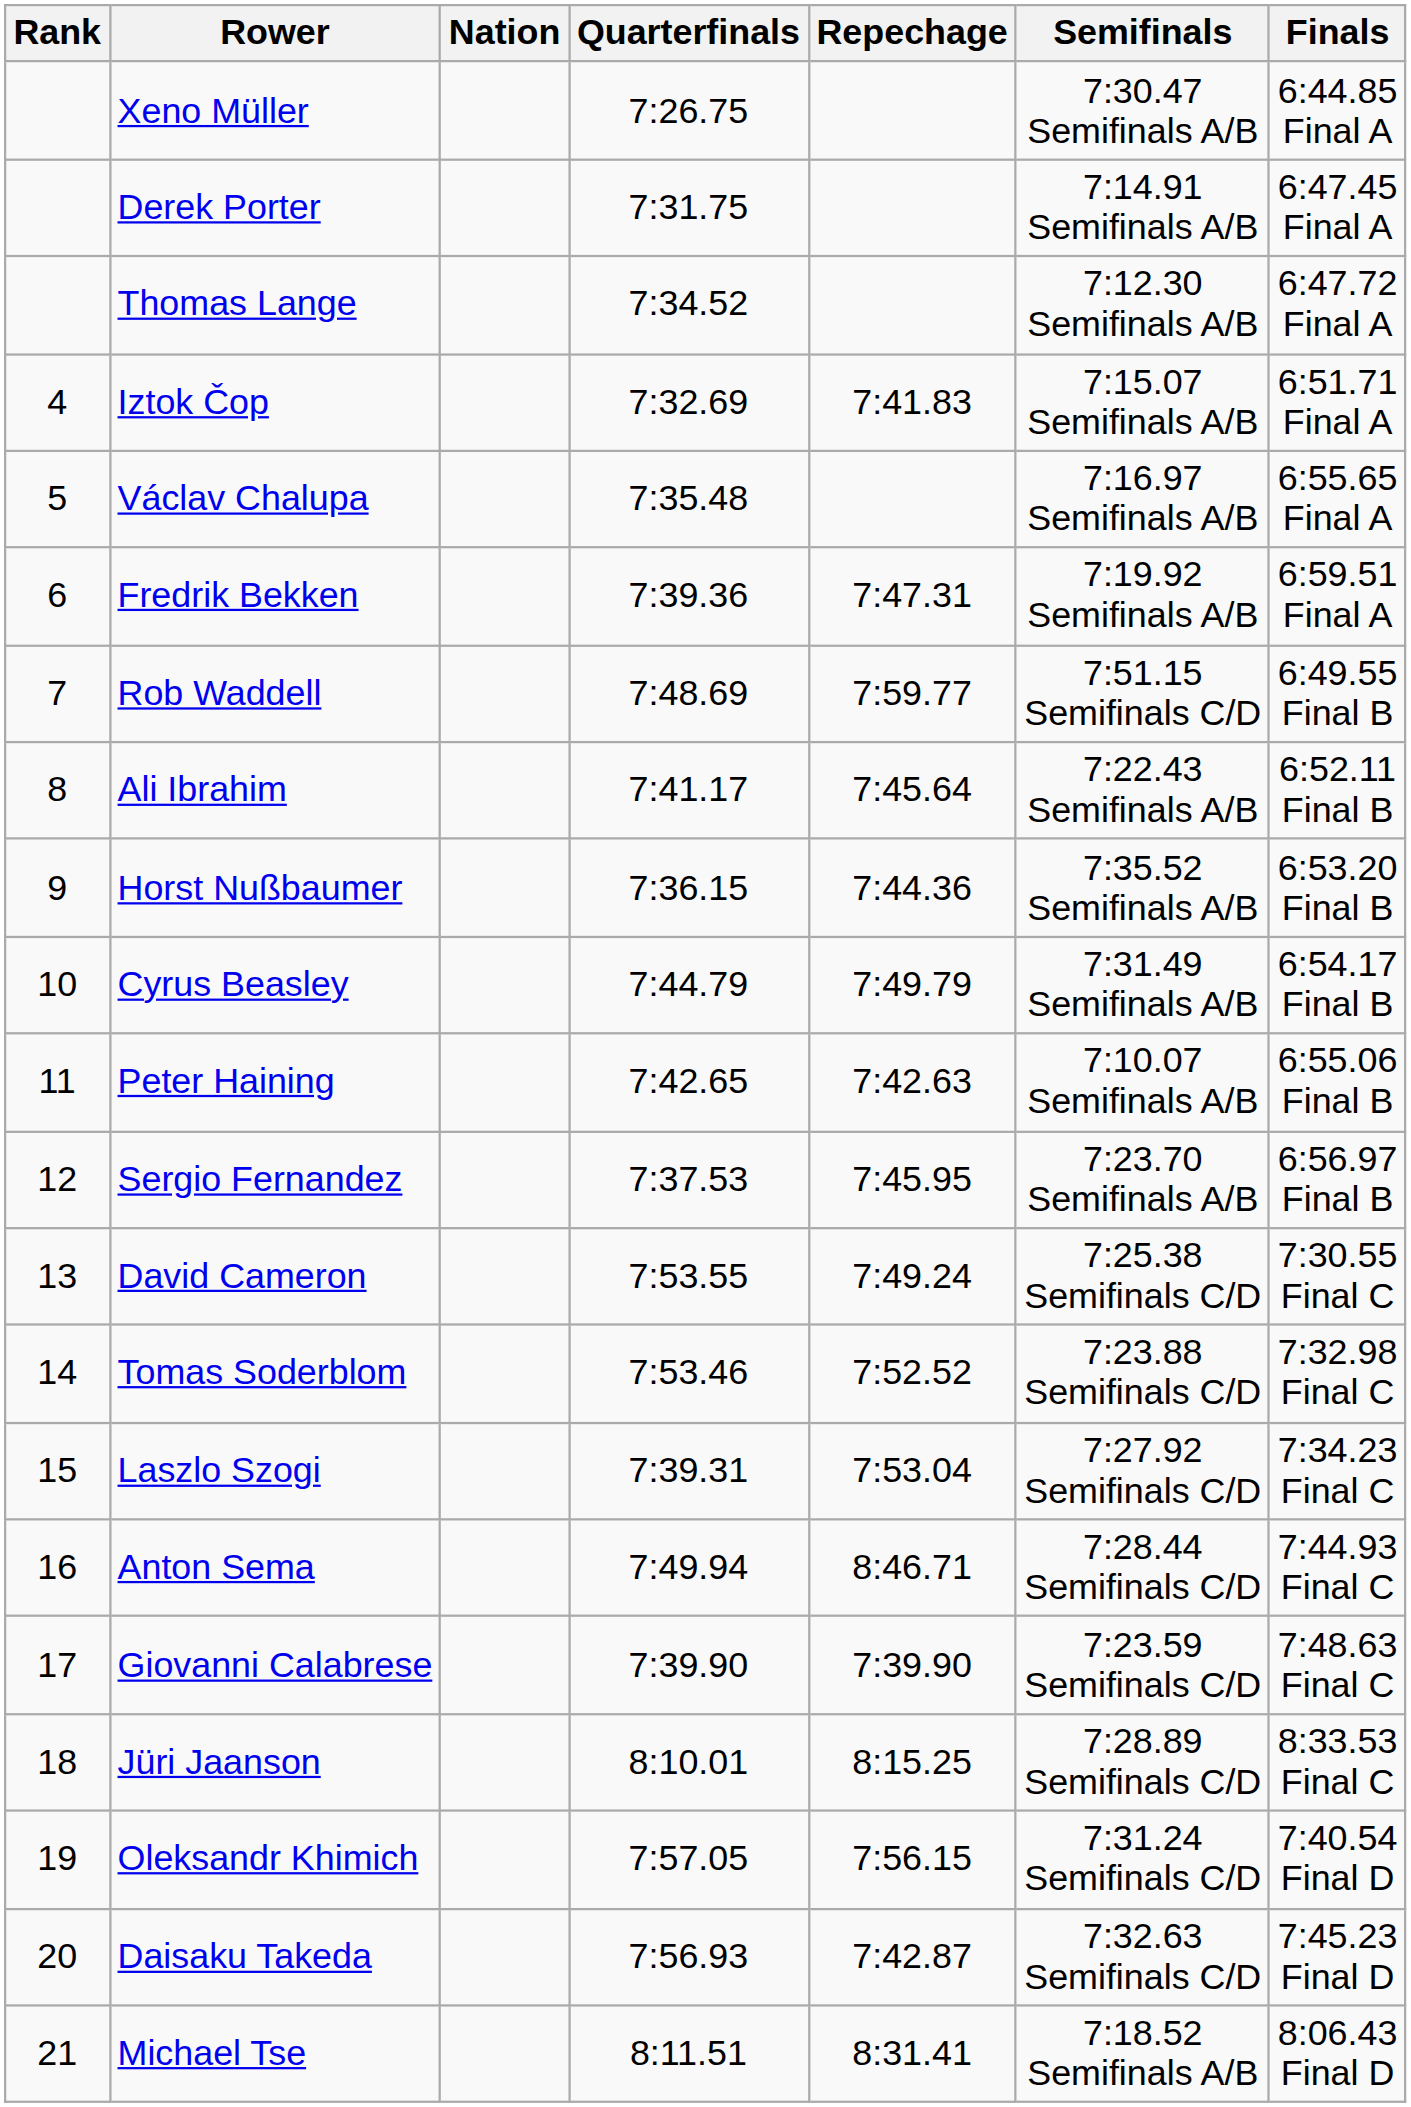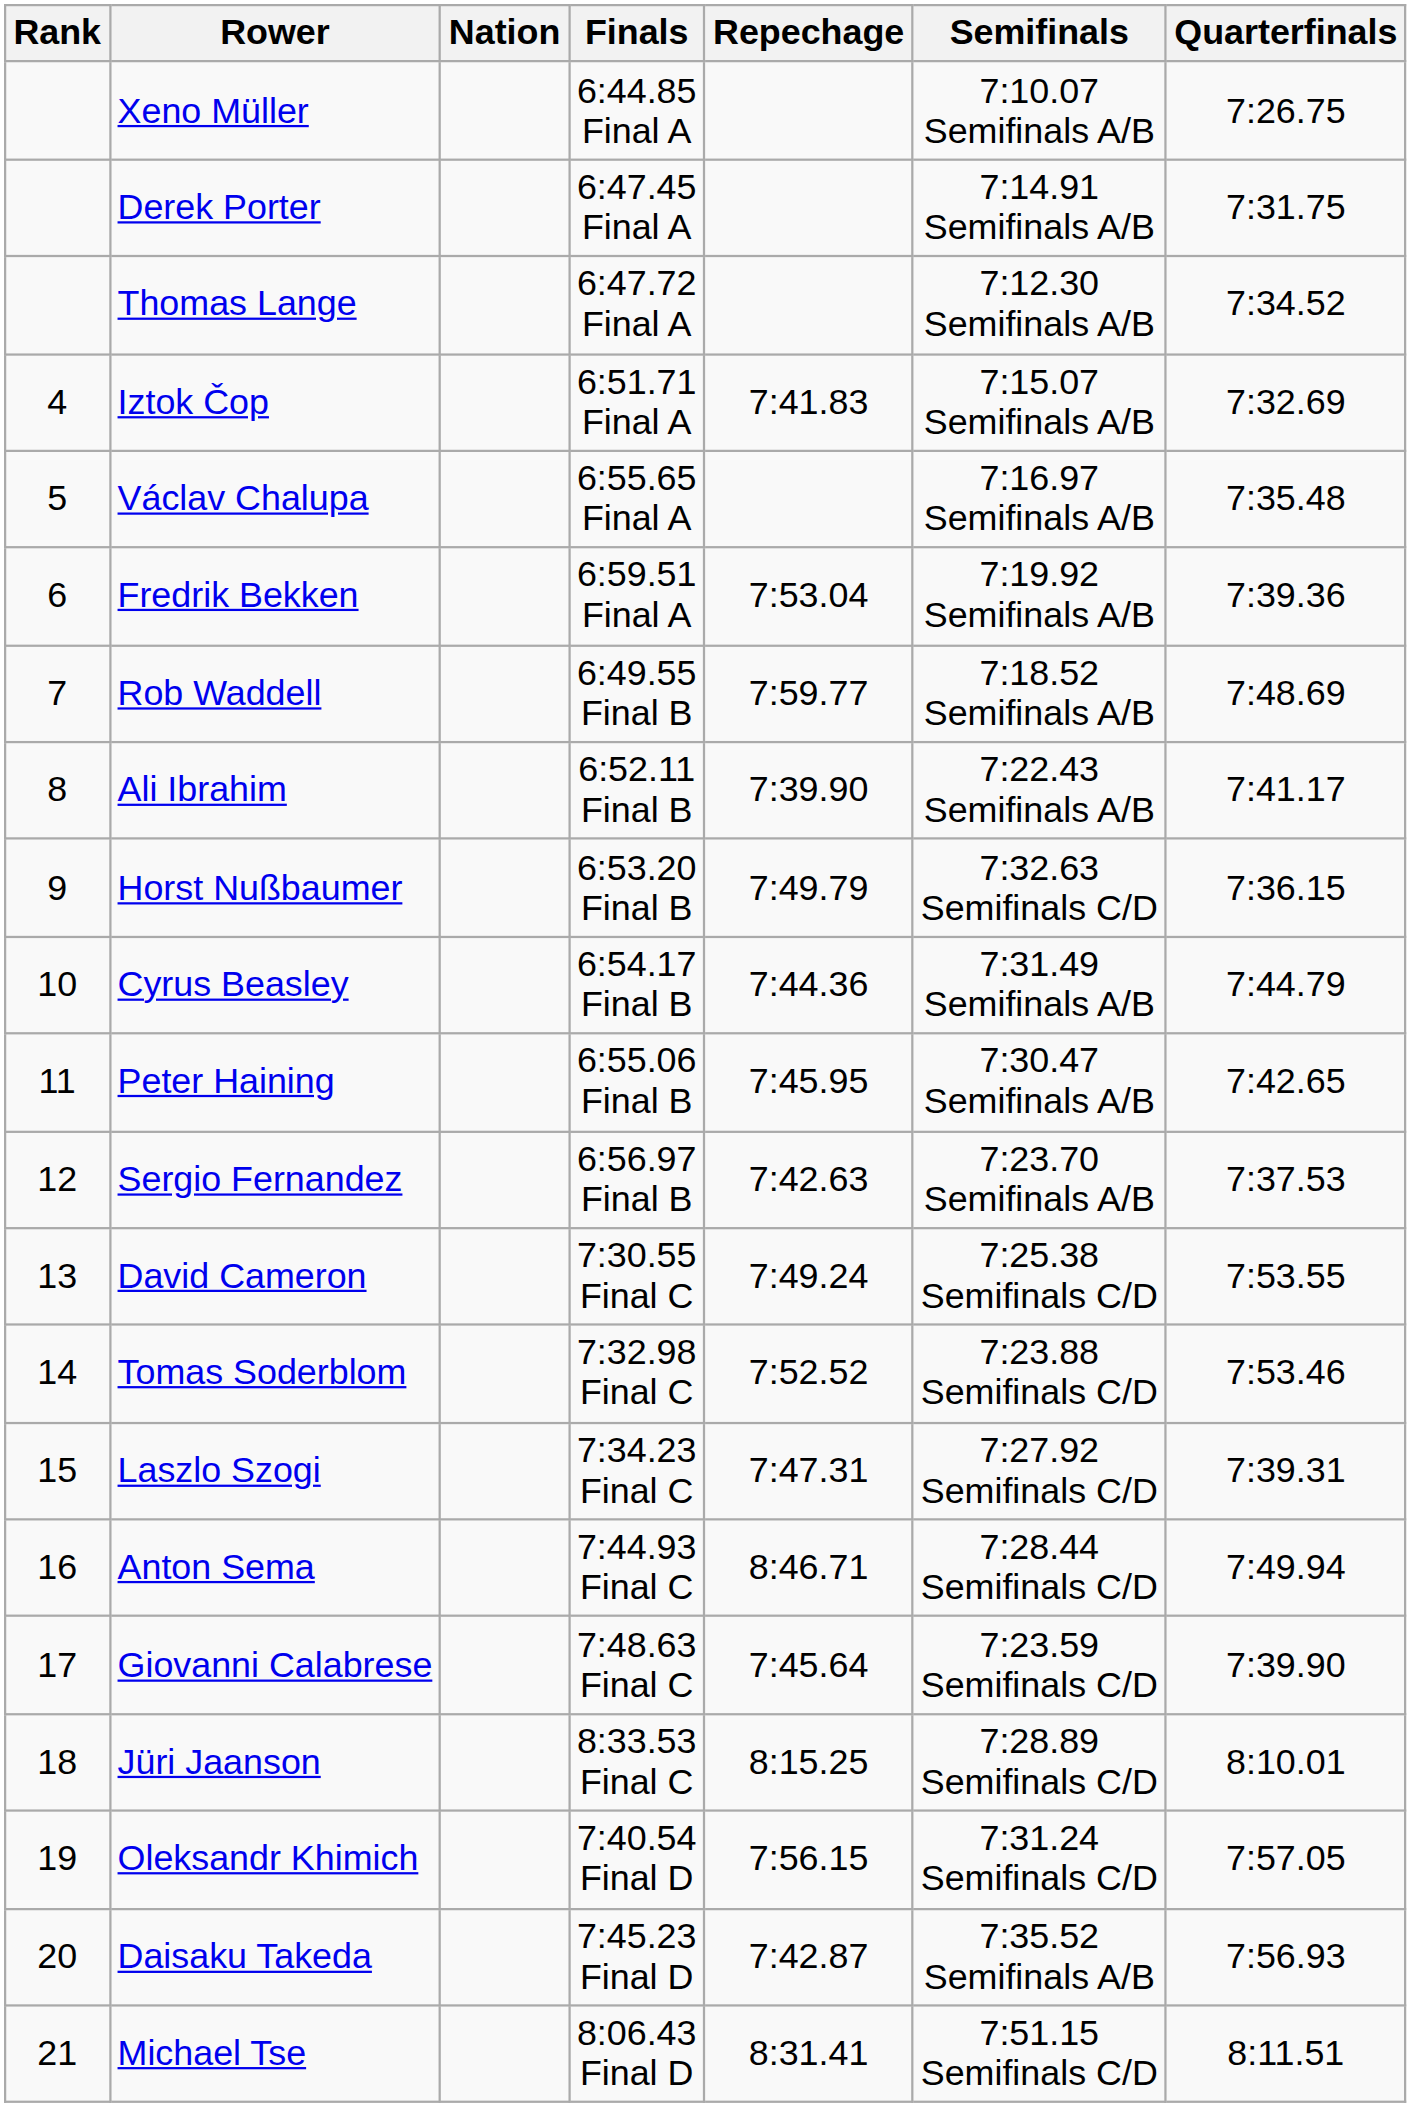columns swapped: (688, 32) <-> (1338, 32)
(1143, 109) 7:30.47 Semifinals A/B -> (1039, 109) 7:10.07 Semifinals A/B
(912, 595) 7:47.31 -> (809, 595) 7:53.04
(1143, 692) 7:51.15 Semifinals C/D -> (1039, 692) 7:18.52 Semifinals A/B
(912, 790) 7:45.64 -> (809, 790) 7:39.90
(912, 887) 7:44.36 -> (809, 887) 7:49.79
(1143, 887) 7:35.52 Semifinals A/B -> (1039, 887) 7:32.63 Semifinals C/D
(912, 984) 7:49.79 -> (809, 984) 7:44.36
(912, 1081) 7:42.63 -> (809, 1081) 7:45.95
(1143, 1081) 7:10.07 Semifinals A/B -> (1039, 1081) 7:30.47 Semifinals A/B
(912, 1178) 7:45.95 -> (809, 1178) 7:42.63
(912, 1470) 7:53.04 -> (809, 1470) 7:47.31
(912, 1664) 7:39.90 -> (809, 1664) 7:45.64
(1143, 1955) 7:32.63 Semifinals C/D -> (1039, 1955) 7:35.52 Semifinals A/B
(1143, 2053) 7:18.52 Semifinals A/B -> (1039, 2053) 7:51.15 Semifinals C/D
